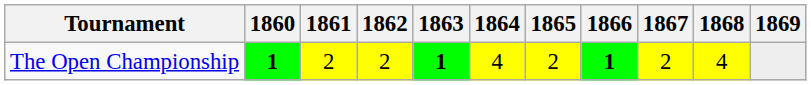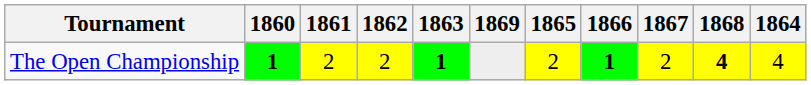columns swapped: (497, 23) <-> (778, 23)
(722, 61) normal -> (722, 61) bold
